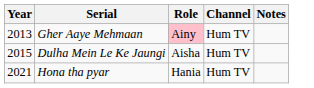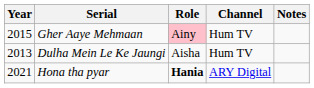(20, 33) 2013 -> (20, 33) 2015
(20, 53) 2015 -> (20, 53) 2013
(186, 72) normal -> (187, 72) bold
(228, 72) Hum TV -> (240, 72) ARY Digital
